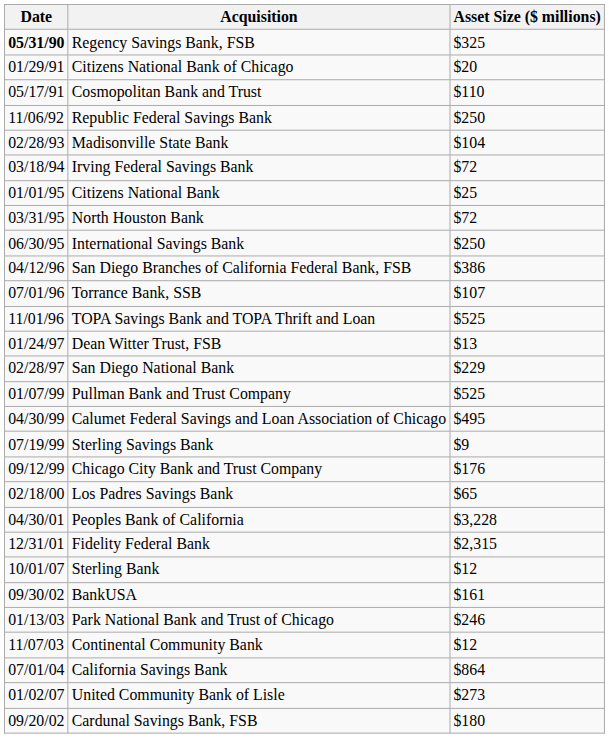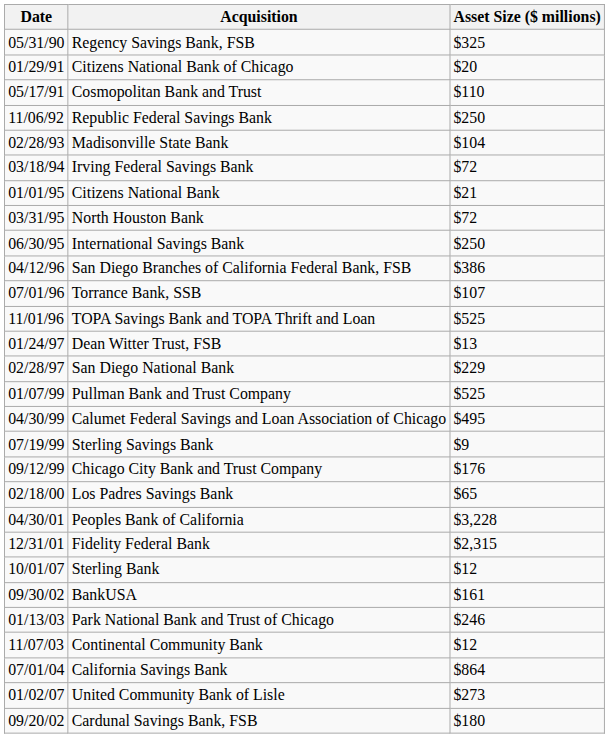(36, 42) bold -> (36, 42) normal
(465, 192) $25 -> (465, 192) $21
